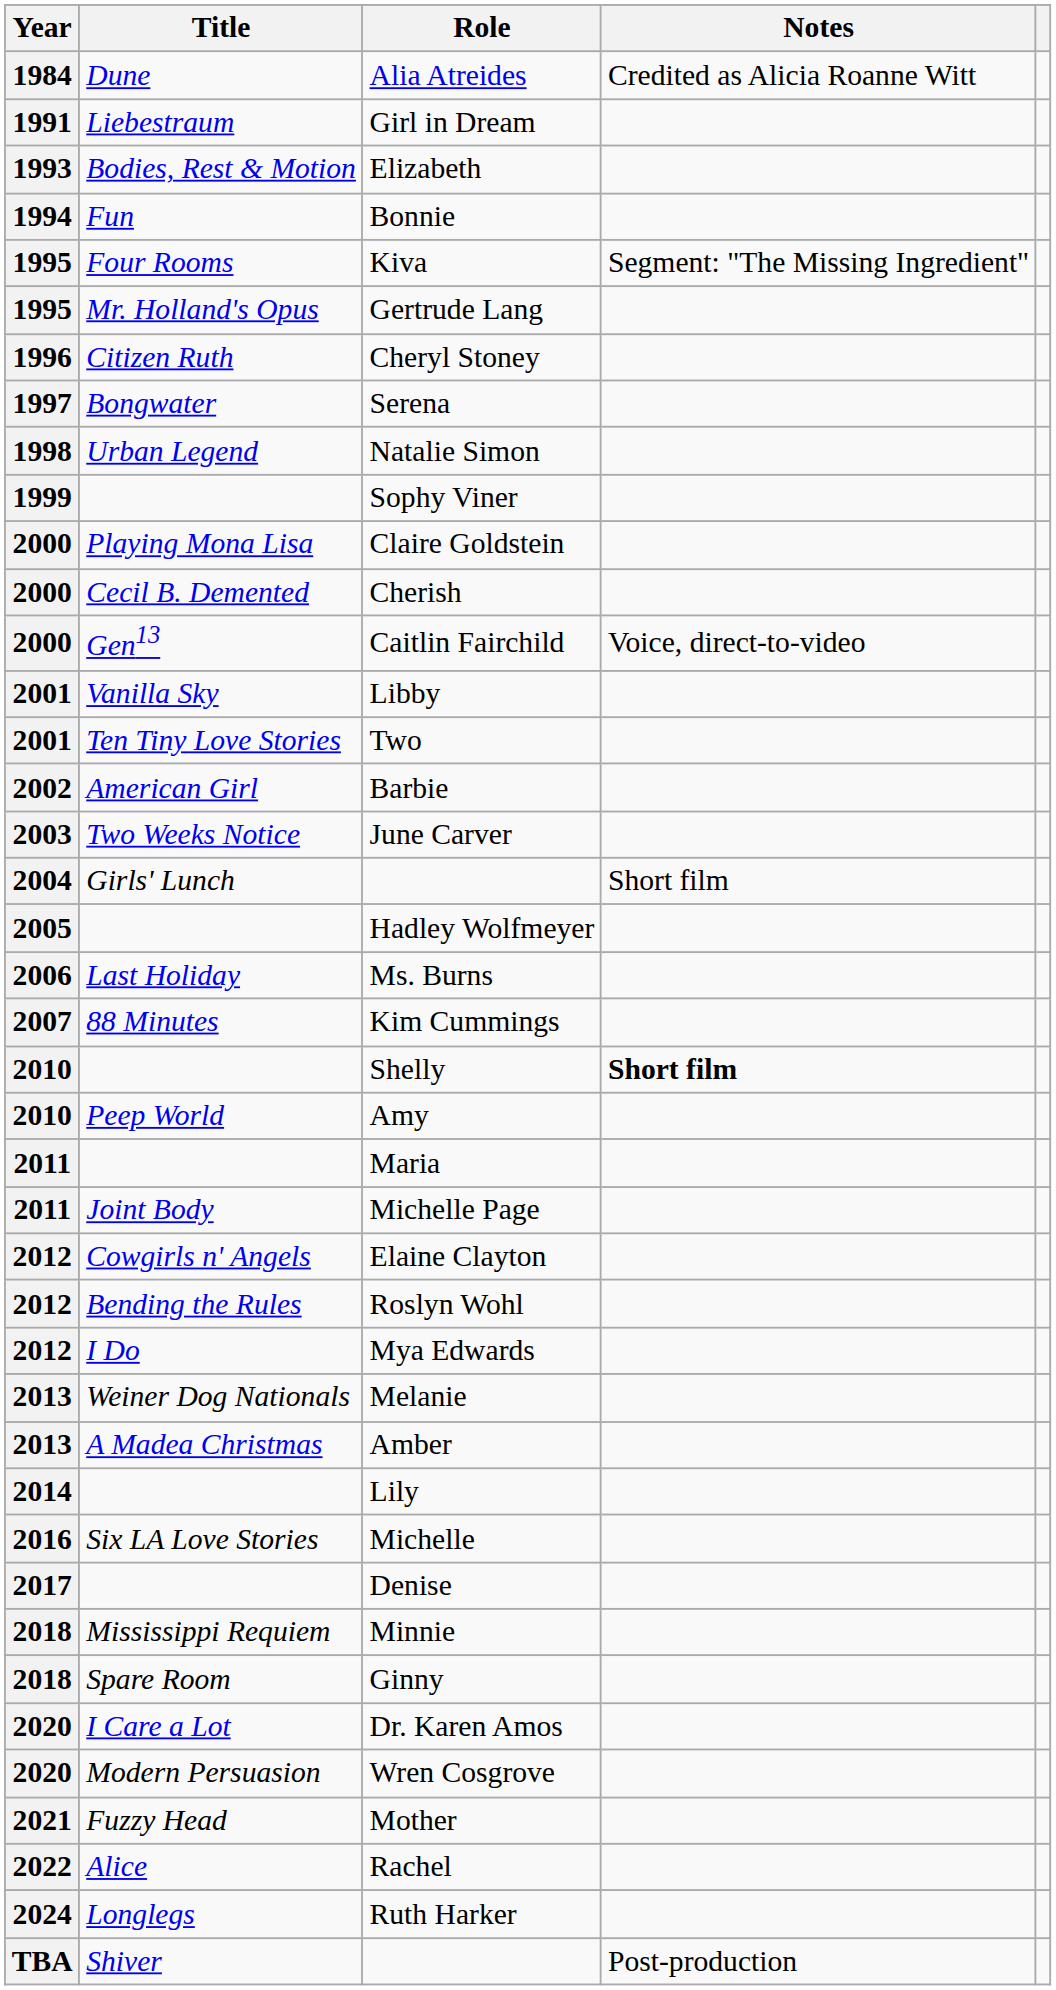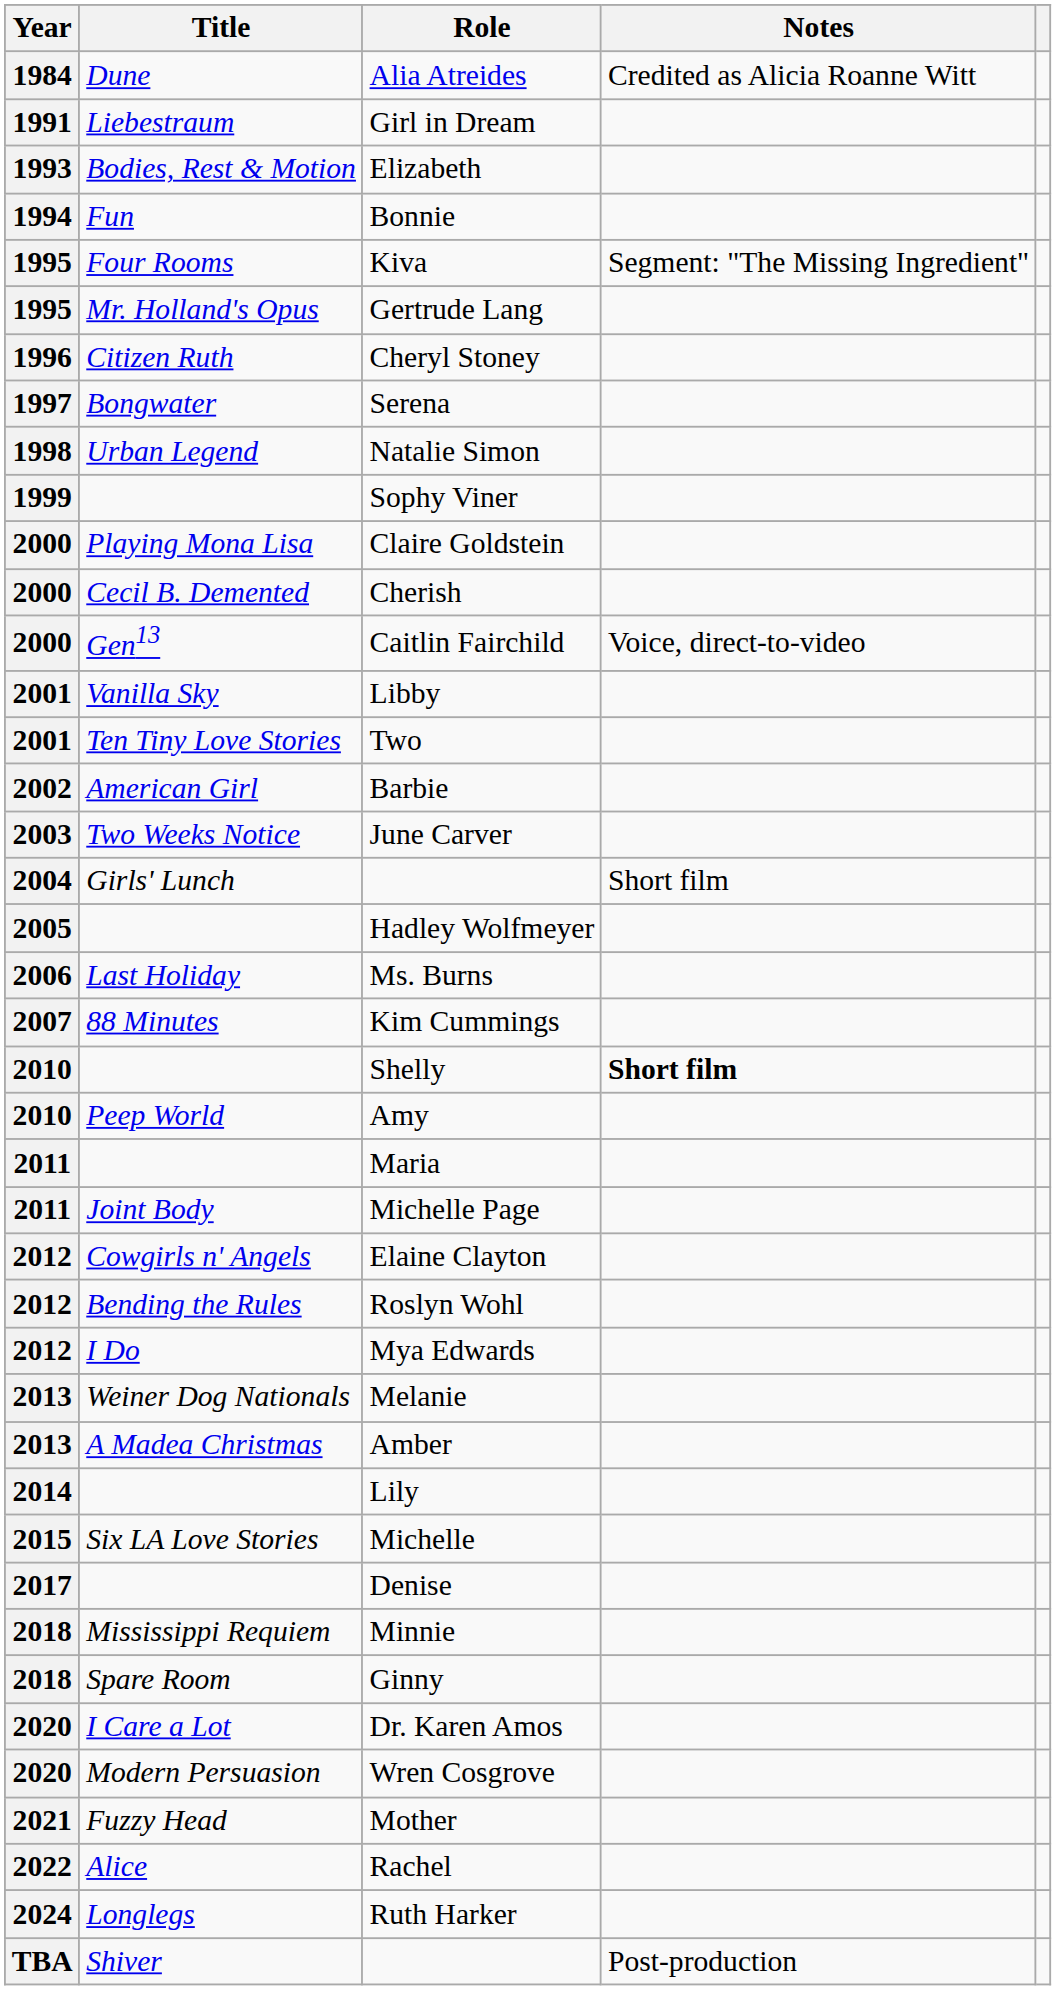(42, 1538) 2016 -> (42, 1538) 2015
